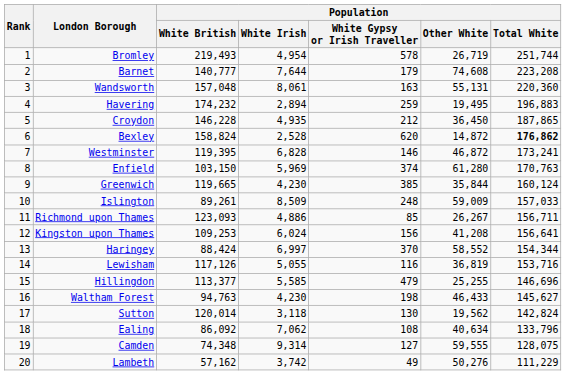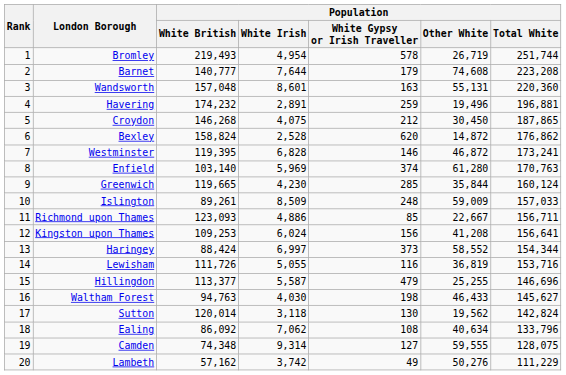(291, 88) 8,061 -> (291, 88) 8,601
(291, 104) 2,894 -> (291, 104) 2,891
(470, 104) 19,495 -> (470, 104) 19,496
(538, 104) 196,883 -> (538, 104) 196,881
(215, 120) 146,228 -> (215, 120) 146,268
(291, 120) 4,935 -> (291, 120) 4,075
(470, 120) 36,450 -> (470, 120) 30,450
(538, 137) bold -> (538, 137) normal
(215, 169) 103,150 -> (215, 169) 103,140
(409, 185) 385 -> (409, 185) 285
(470, 217) 26,267 -> (470, 217) 22,667
(409, 249) 370 -> (409, 249) 373
(215, 265) 117,126 -> (215, 265) 111,726
(291, 281) 5,585 -> (291, 281) 5,587
(291, 298) 4,230 -> (291, 298) 4,030
